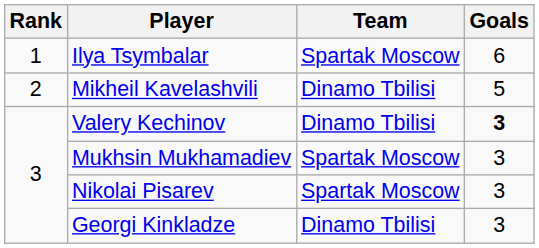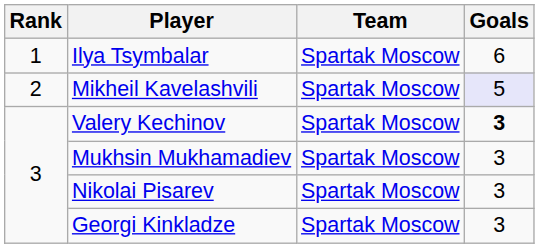(368, 89) Dinamo Tbilisi -> (380, 89) Spartak Moscow
(499, 89) no background -> (499, 89) lavender background
(368, 123) Dinamo Tbilisi -> (380, 123) Spartak Moscow
(368, 225) Dinamo Tbilisi -> (380, 225) Spartak Moscow
